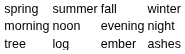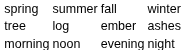rows swapped: (27, 26) <-> (15, 43)
